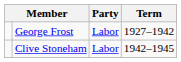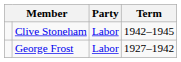rows swapped: (44, 31) <-> (51, 48)
